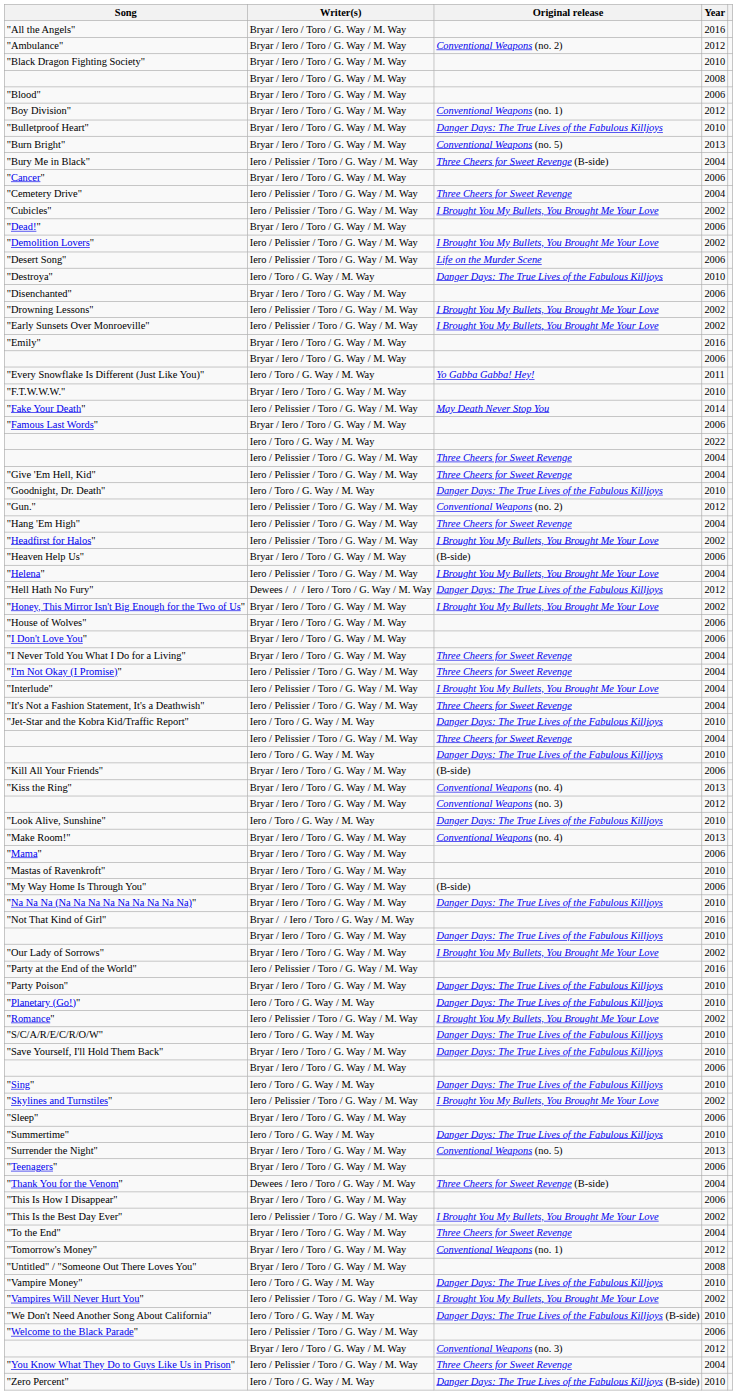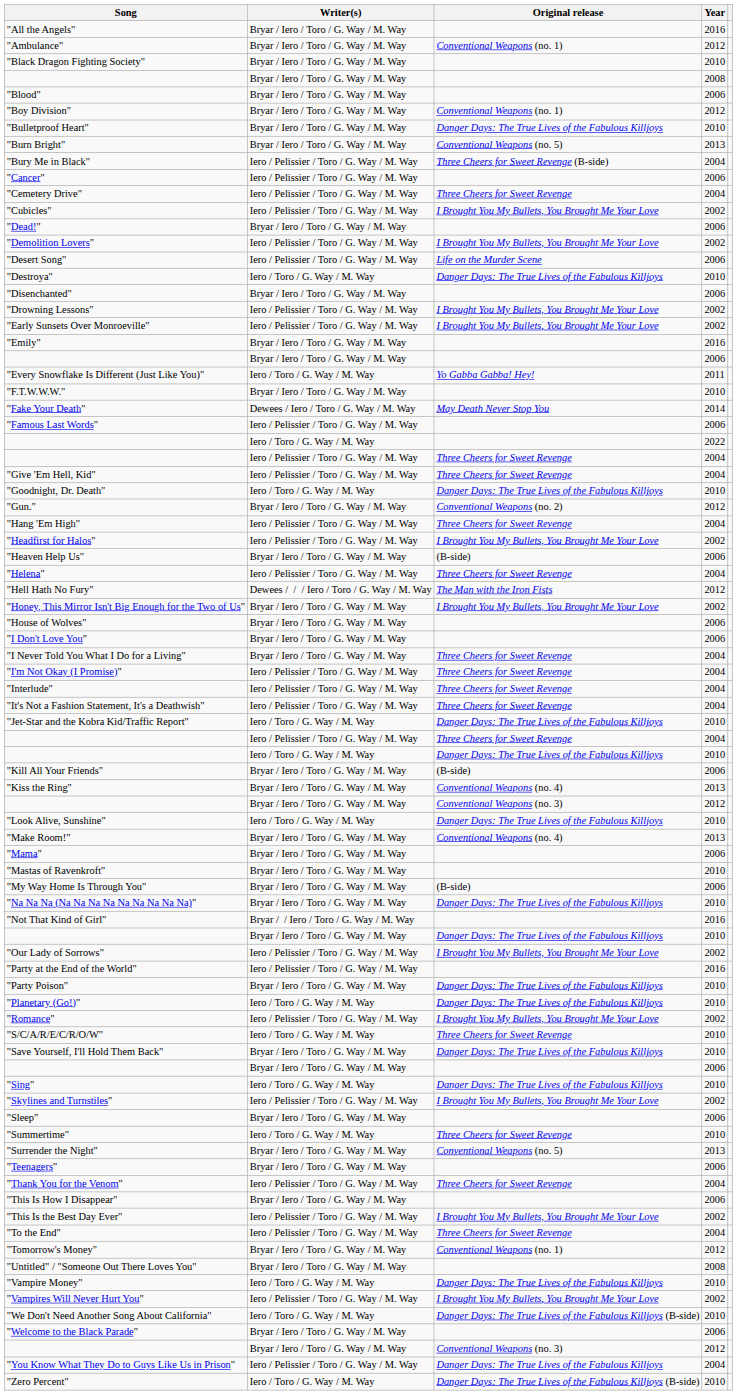(499, 45) Conventional Weapons (no. 2) -> (499, 45) Conventional Weapons (no. 1)
(328, 177) Bryar / Iero / Toro / G. Way / M. Way -> (334, 177) Iero / Pelissier / Toro / G. Way / M. Way
(334, 408) Iero / Pelissier / Toro / G. Way / M. Way -> (333, 408) Dewees / Iero / Toro / G. Way / M. Way
(328, 425) Bryar / Iero / Toro / G. Way / M. Way -> (334, 425) Iero / Pelissier / Toro / G. Way / M. Way
(334, 507) Iero / Pelissier / Toro / G. Way / M. Way -> (328, 507) Bryar / Iero / Toro / G. Way / M. Way
(548, 573) I Brought You My Bullets, You Brought Me Your Love -> (504, 573) Three Cheers for Sweet Revenge
(550, 590) Danger Days: The True Lives of the Fabulous Killjoys -> (494, 590) The Man with the Iron Fists
(548, 688) I Brought You My Bullets, You Brought Me Your Love -> (504, 688) Three Cheers for Sweet Revenge
(328, 952) Bryar / Iero / Toro / G. Way / M. Way -> (334, 952) Iero / Pelissier / Toro / G. Way / M. Way
(550, 1035) Danger Days: The True Lives of the Fabulous Killjoys -> (504, 1035) Three Cheers for Sweet Revenge
(550, 1134) Danger Days: The True Lives of the Fabulous Killjoys -> (504, 1134) Three Cheers for Sweet Revenge
(333, 1183) Dewees / Iero / Toro / G. Way / M. Way -> (334, 1183) Iero / Pelissier / Toro / G. Way / M. Way
(522, 1183) Three Cheers for Sweet Revenge (B-side) -> (504, 1183) Three Cheers for Sweet Revenge
(328, 1233) Bryar / Iero / Toro / G. Way / M. Way -> (334, 1233) Iero / Pelissier / Toro / G. Way / M. Way
(334, 1332) Iero / Pelissier / Toro / G. Way / M. Way -> (328, 1332) Bryar / Iero / Toro / G. Way / M. Way
(504, 1365) Three Cheers for Sweet Revenge -> (550, 1365) Danger Days: The True Lives of the Fabulous Killjoys
